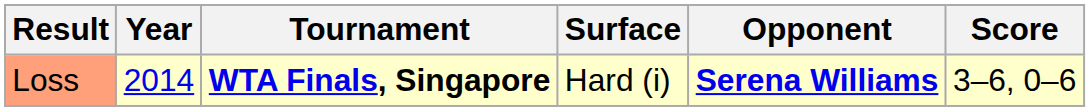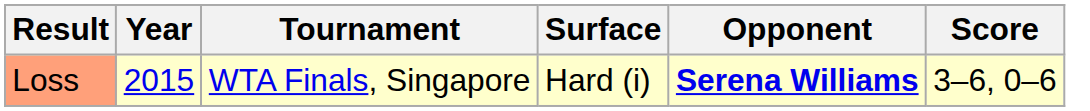(159, 79) 2014 -> (159, 79) 2015
(380, 79) bold -> (370, 79) normal
